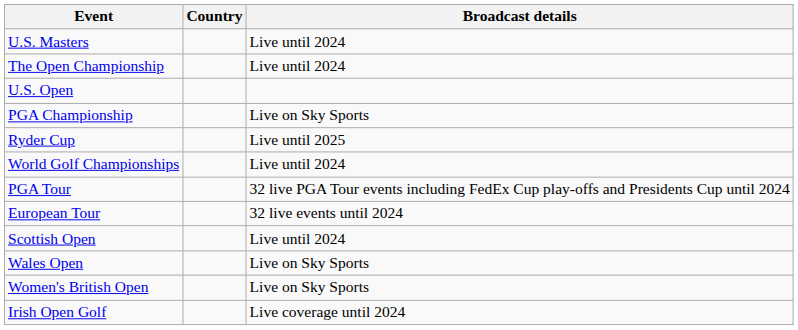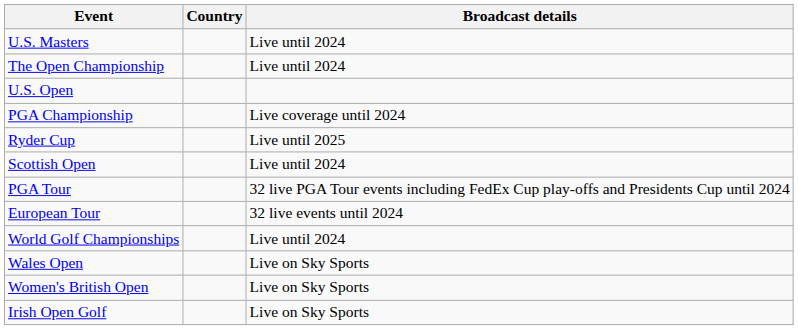(309, 115) Live on Sky Sports -> (327, 115) Live coverage until 2024
rows swapped: (94, 164) <-> (52, 238)
(327, 312) Live coverage until 2024 -> (309, 312) Live on Sky Sports
